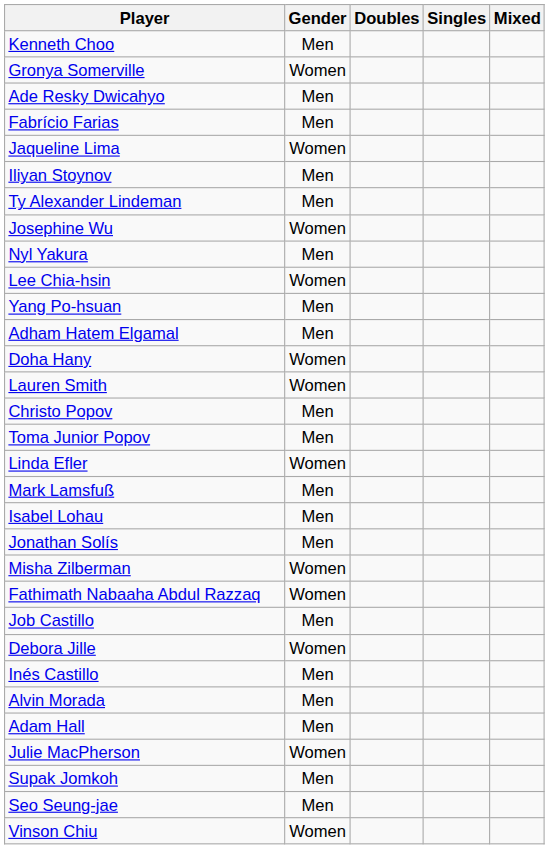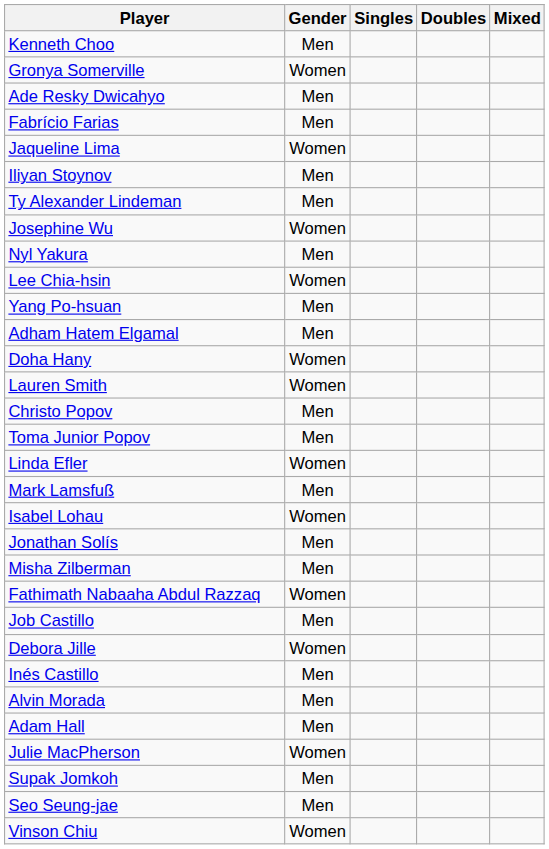columns swapped: (457, 18) <-> (387, 18)
(318, 516) Men -> (318, 516) Women
(318, 569) Women -> (318, 569) Men
